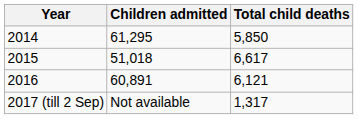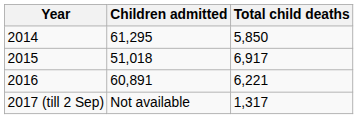(251, 59) 6,617 -> (251, 59) 6,917
(251, 80) 6,121 -> (251, 80) 6,221
